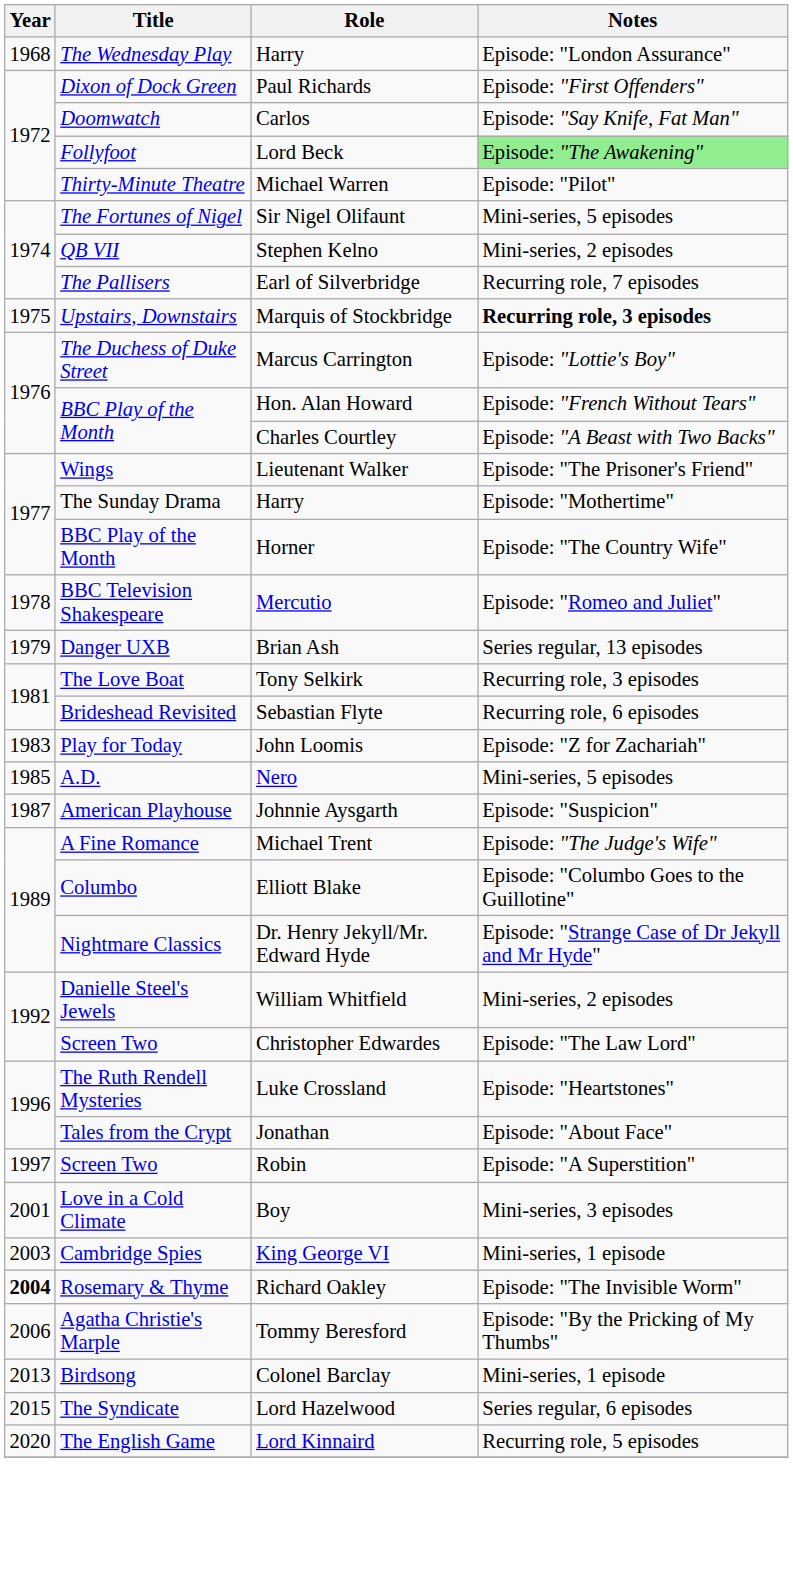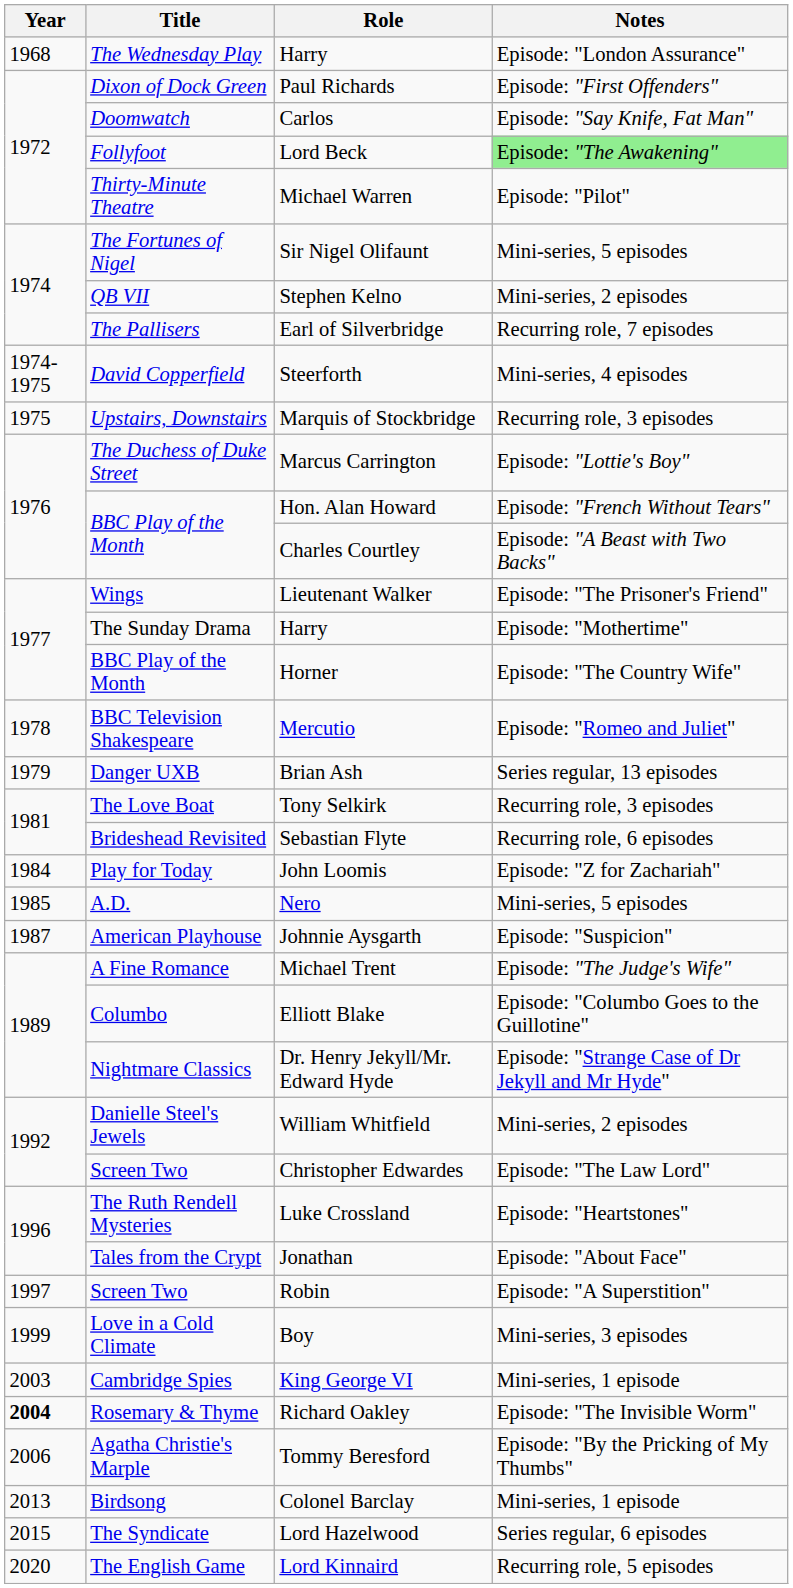+ row: (167, 373)
(597, 315) bold -> (605, 417) normal
(30, 745) 1983 -> (30, 870) 1984
(30, 1209) 2001 -> (30, 1335) 1999
